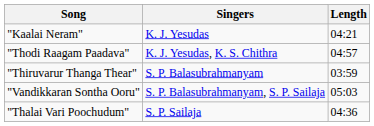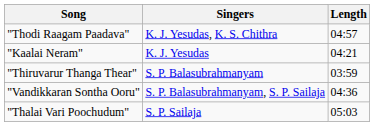rows swapped: (45, 34) <-> (68, 53)
(344, 92) 05:03 -> (344, 92) 04:36
(344, 112) 04:36 -> (344, 112) 05:03
